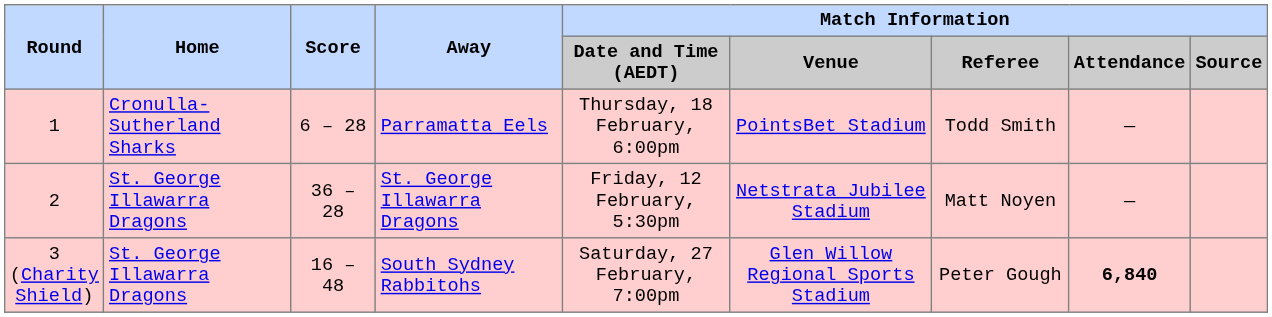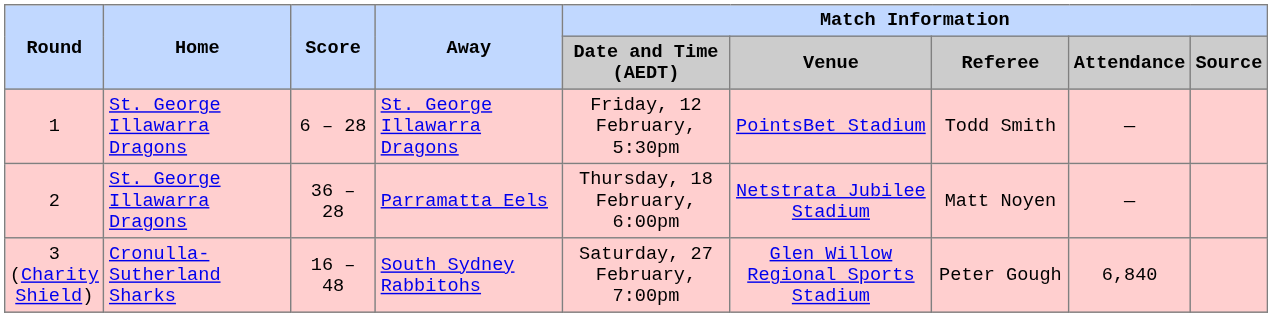(165, 126) Cronulla-Sutherland Sharks -> (165, 126) St. George Illawarra Dragons
(464, 126) Parramatta Eels -> (436, 126) St. George Illawarra Dragons
(646, 126) Thursday, 18 February, 6:00pm -> (646, 126) Friday, 12 February, 5:30pm
(436, 201) St. George Illawarra Dragons -> (464, 201) Parramatta Eels
(646, 201) Friday, 12 February, 5:30pm -> (646, 201) Thursday, 18 February, 6:00pm
(165, 275) St. George Illawarra Dragons -> (165, 275) Cronulla-Sutherland Sharks
(1130, 275) bold -> (1130, 275) normal
